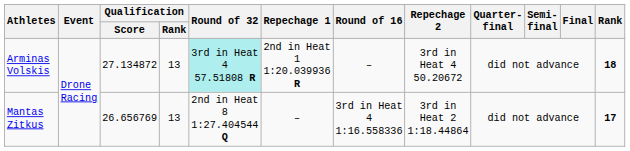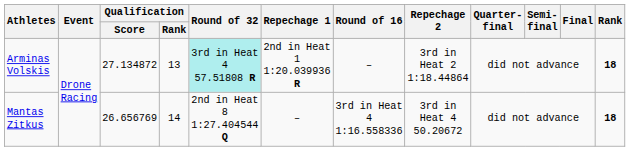(438, 65) 3rd in Heat 4 50.20672 -> (438, 65) 3rd in Heat 2 1:18.44864
(174, 119) 13 -> (174, 119) 14
(438, 119) 3rd in Heat 2 1:18.44864 -> (438, 119) 3rd in Heat 4 50.20672
(610, 119) 17 -> (610, 119) 18
